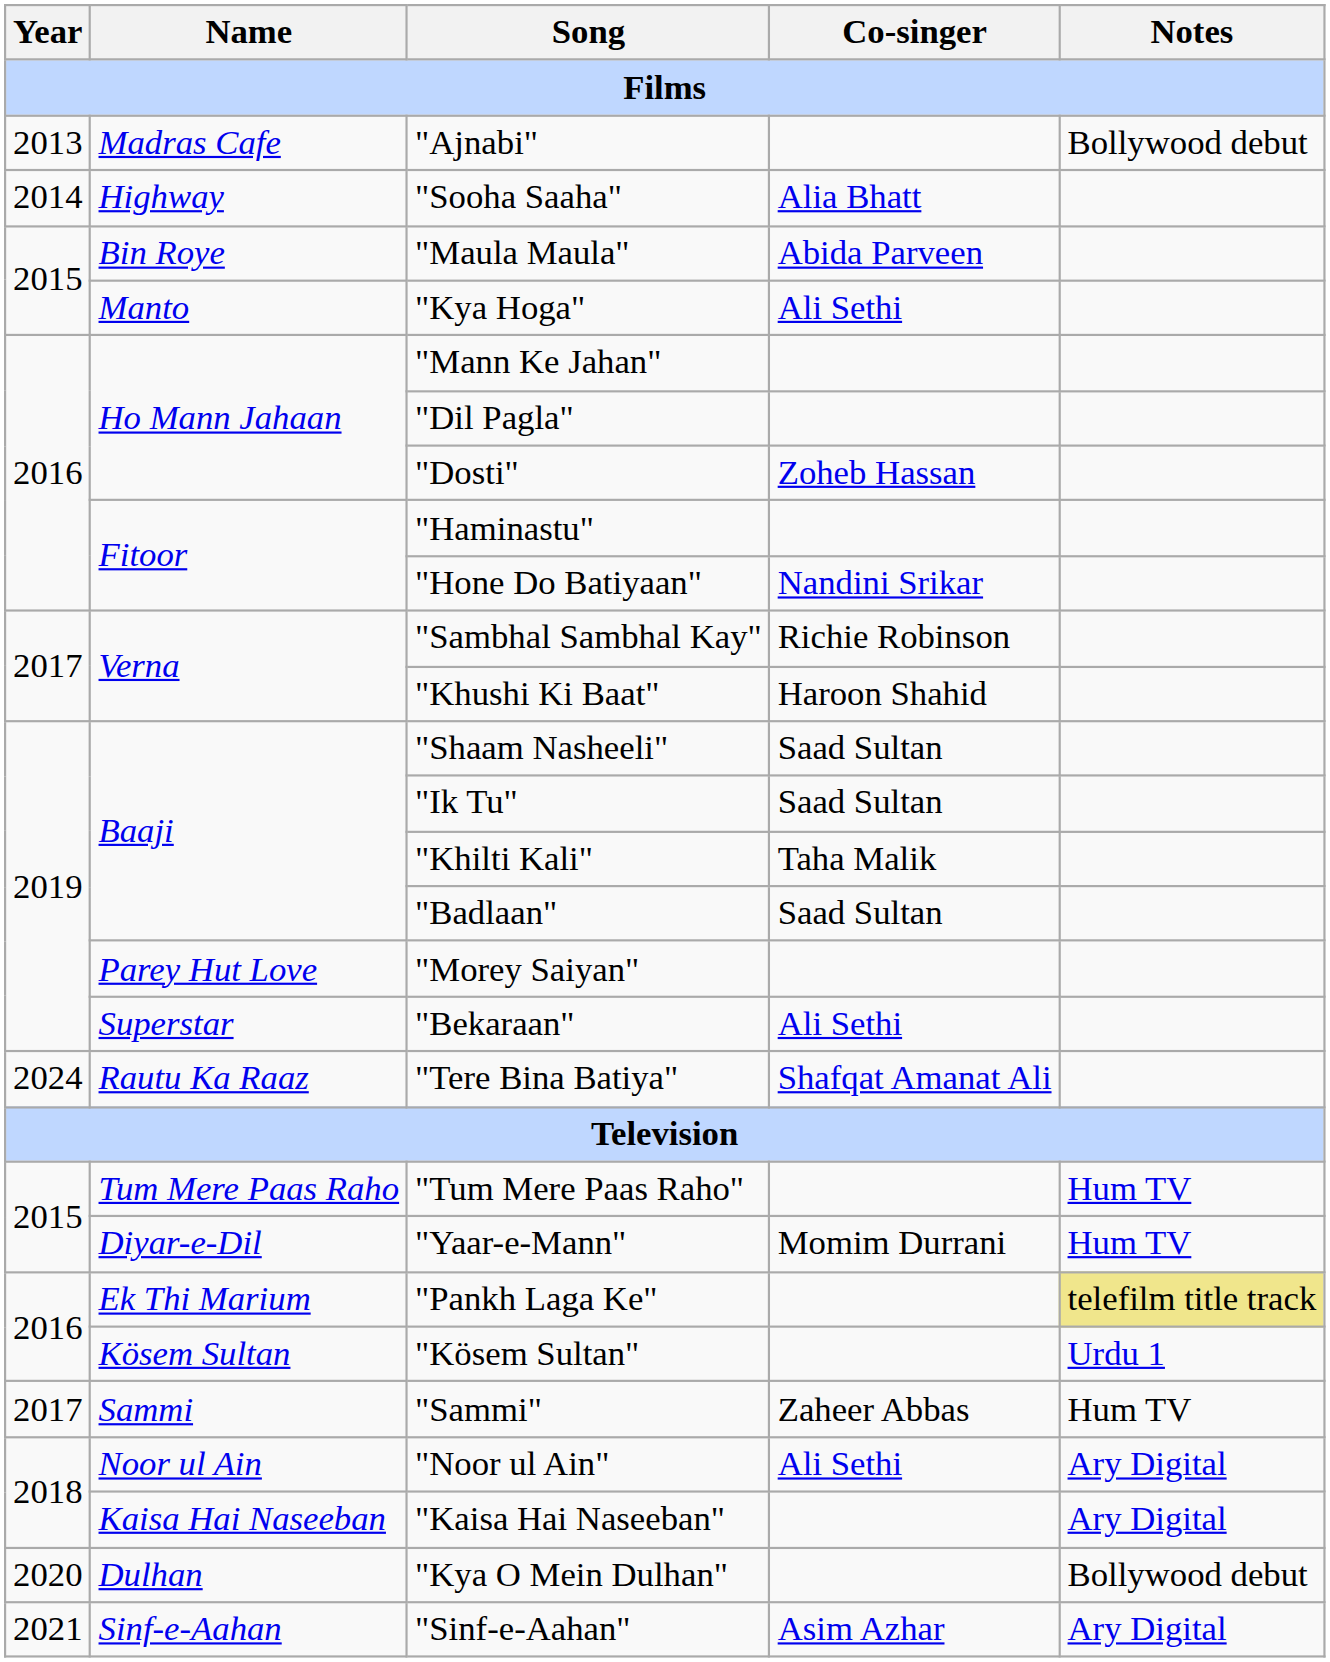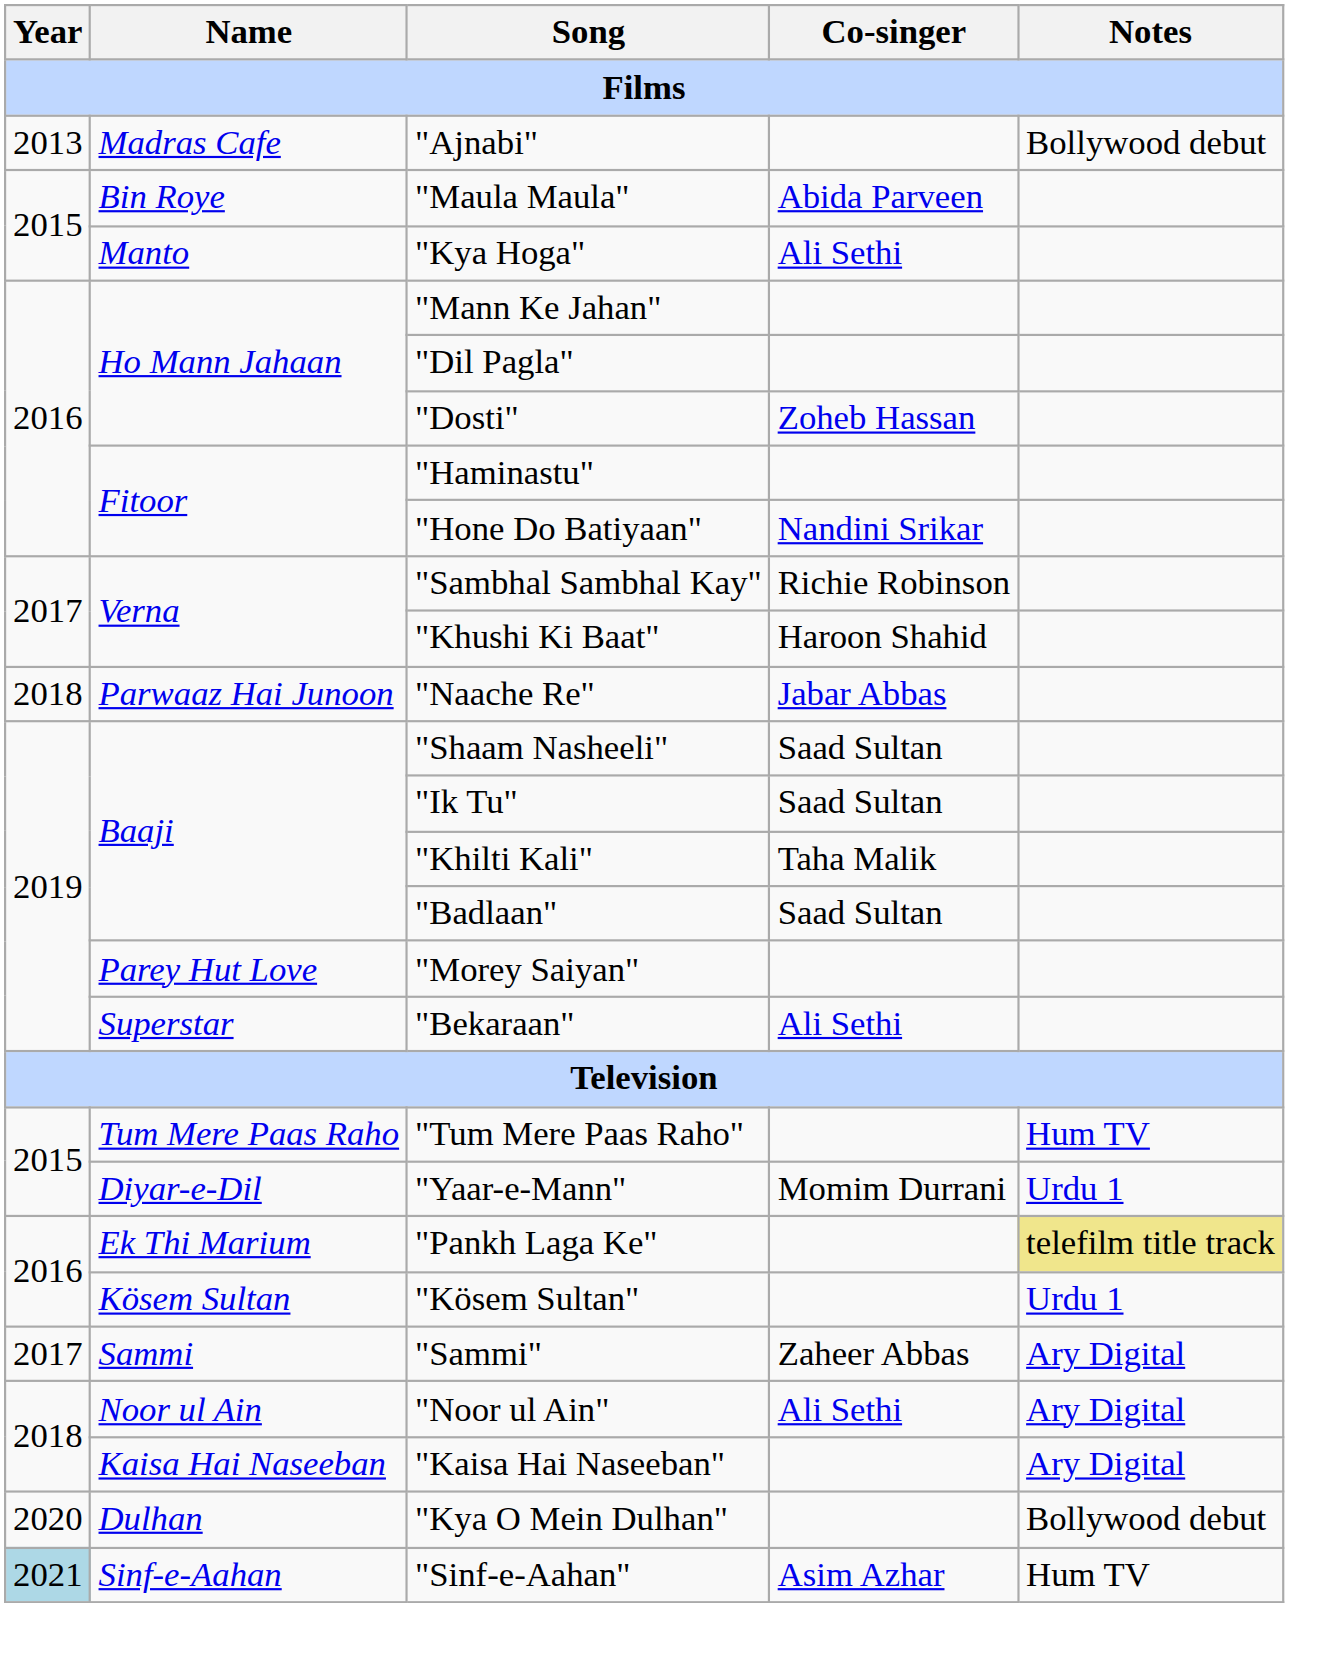- row: (518, 197)
+ row: (505, 692)
- row: (547, 1078)
(1129, 1243) Hum TV -> (1075, 1188) Urdu 1
(1129, 1408) Hum TV -> (1106, 1353) Ary Digital
(48, 1628) no background -> (48, 1573) lightblue background
(1147, 1628) Ary Digital -> (1088, 1573) Hum TV
